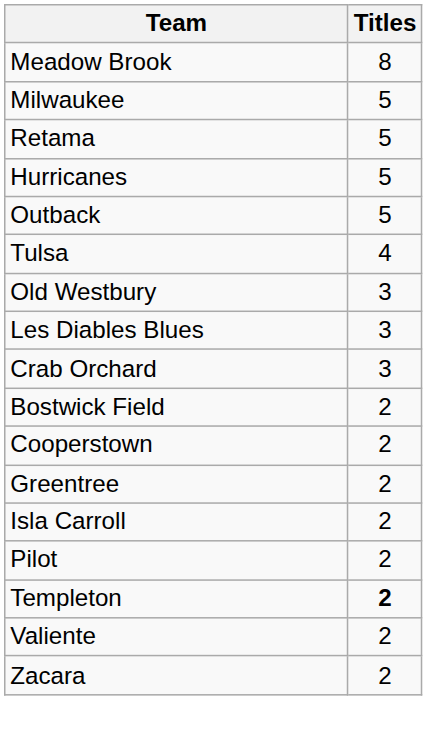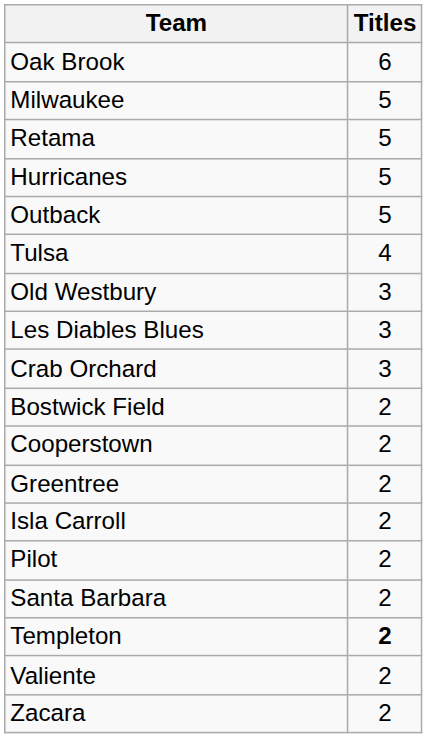- row: (91, 61)
+ row: (67, 61)
+ row: (88, 598)
